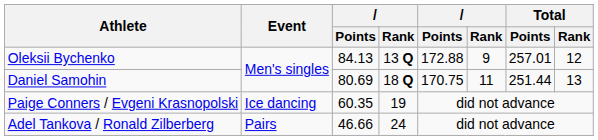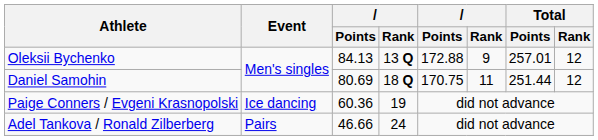(574, 81) 13 -> (574, 81) 12
(356, 103) 60.35 -> (356, 103) 60.36
